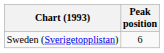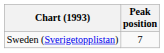(140, 39) 6 -> (140, 39) 7
